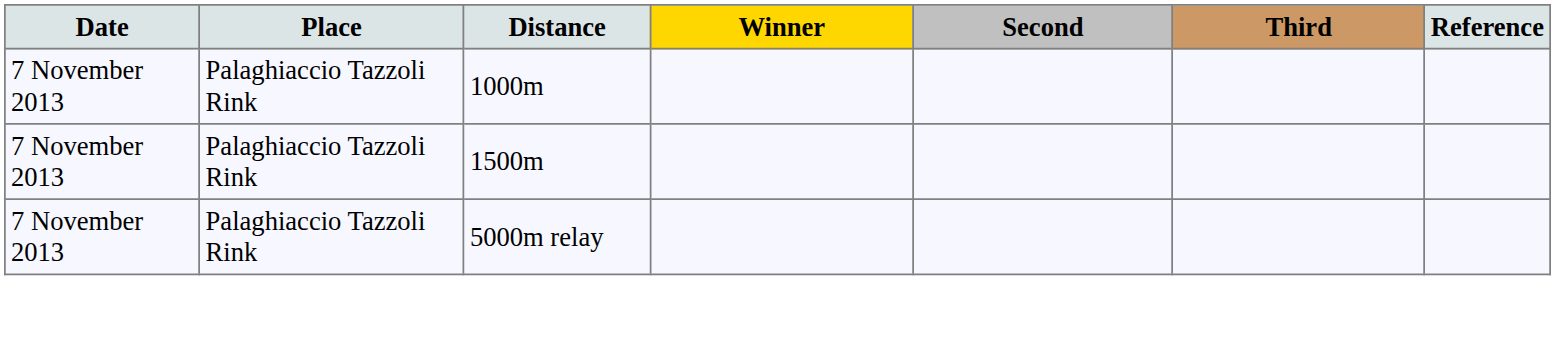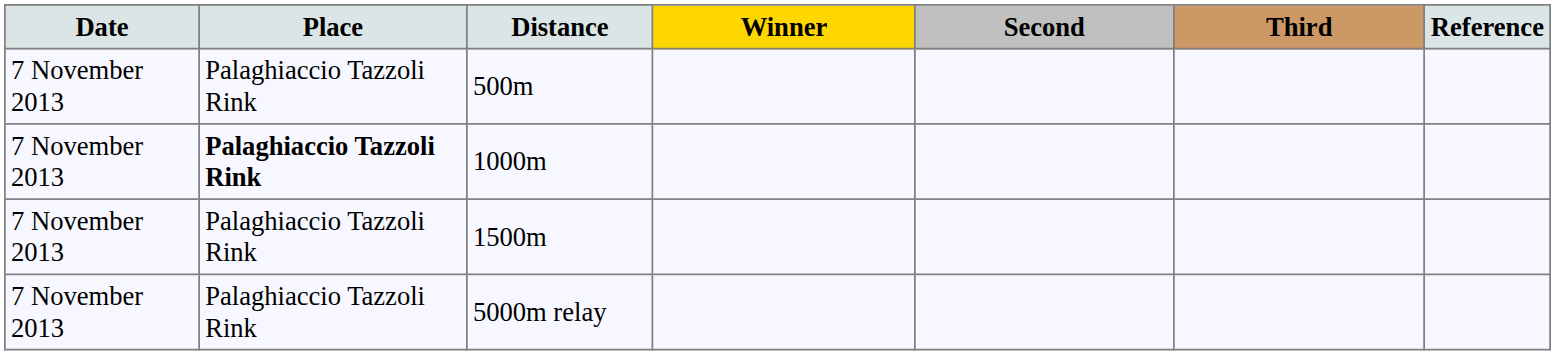+ row: (503, 85)
(315, 85) normal -> (320, 161) bold
